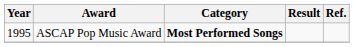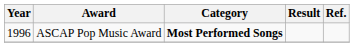(19, 32) 1995 -> (19, 32) 1996
